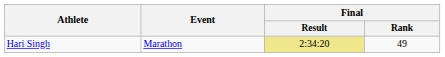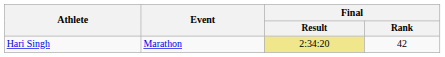(402, 44) 49 -> (402, 44) 42
